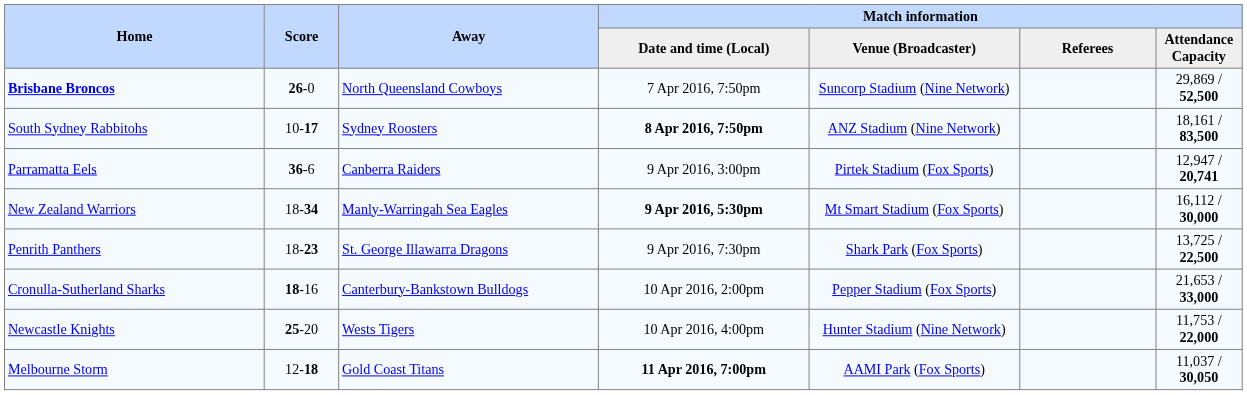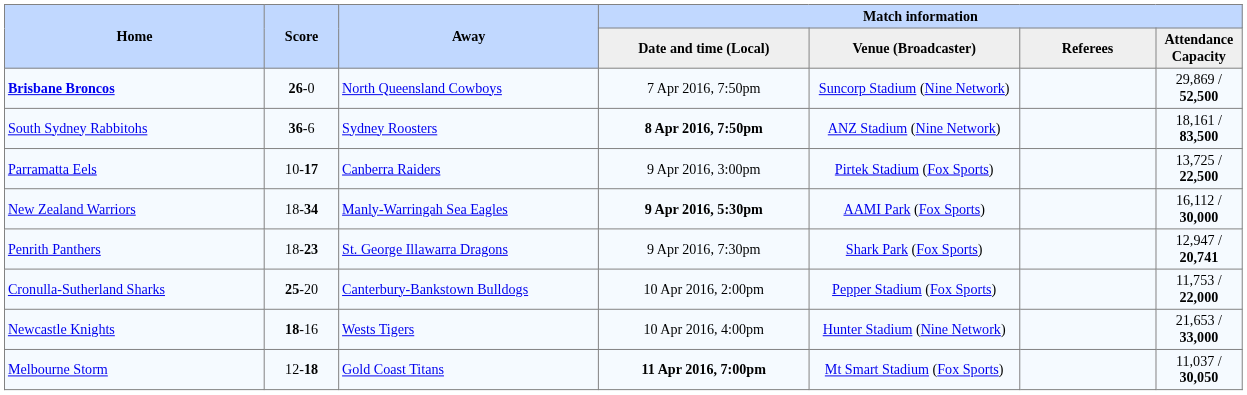(302, 128) 10-17 -> (302, 128) 36-6
(302, 168) 36-6 -> (302, 168) 10-17
(1199, 168) 12,947 / 20,741 -> (1199, 168) 13,725 / 22,500
(914, 208) Mt Smart Stadium (Fox Sports) -> (914, 208) AAMI Park (Fox Sports)
(1199, 249) 13,725 / 22,500 -> (1199, 249) 12,947 / 20,741
(302, 289) 18-16 -> (302, 289) 25-20
(1199, 289) 21,653 / 33,000 -> (1199, 289) 11,753 / 22,000
(302, 329) 25-20 -> (302, 329) 18-16
(1199, 329) 11,753 / 22,000 -> (1199, 329) 21,653 / 33,000
(914, 369) AAMI Park (Fox Sports) -> (914, 369) Mt Smart Stadium (Fox Sports)
